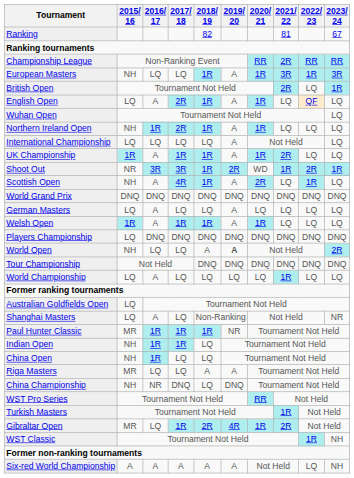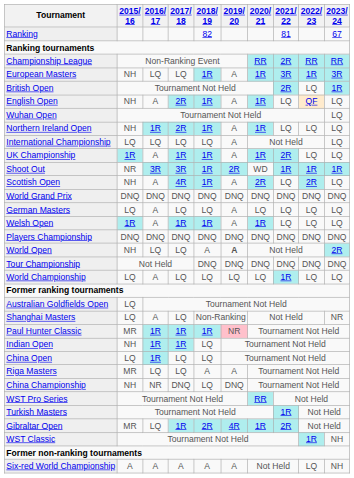(130, 101) LQ -> (130, 101) NH
(311, 169) 2R -> (311, 169) 1R
(311, 182) 1R -> (311, 182) 2R
(130, 236) LQ -> (130, 236) DNQ
(234, 331) no background -> (234, 331) pink background
(130, 358) NH -> (130, 358) LQ
